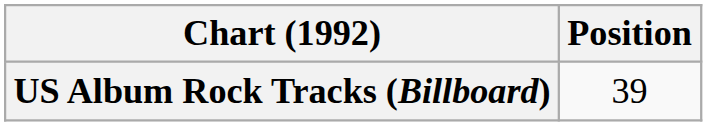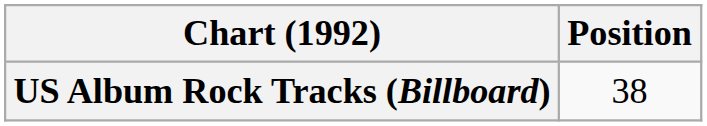(630, 90) 39 -> (630, 90) 38
